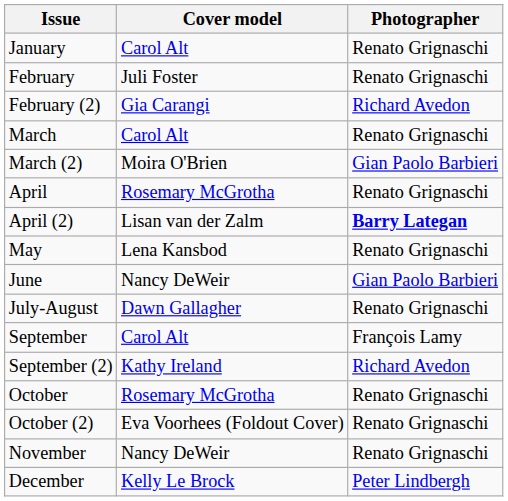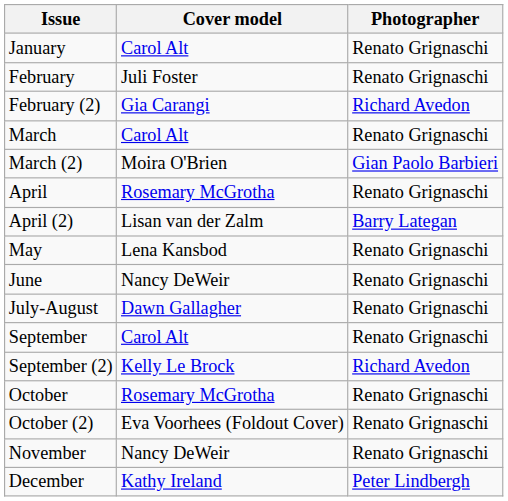(410, 221) bold -> (405, 221) normal
(425, 279) Gian Paolo Barbieri -> (420, 279) Renato Grignaschi
(407, 337) François Lamy -> (420, 337) Renato Grignaschi
(171, 366) Kathy Ireland -> (178, 366) Kelly Le Brock
(178, 481) Kelly Le Brock -> (171, 481) Kathy Ireland
